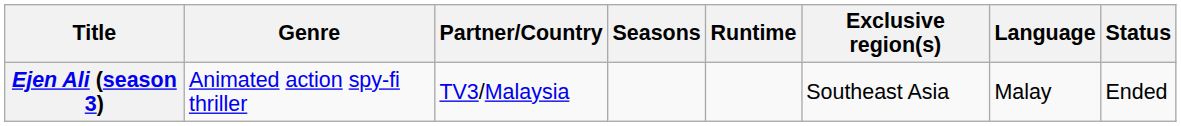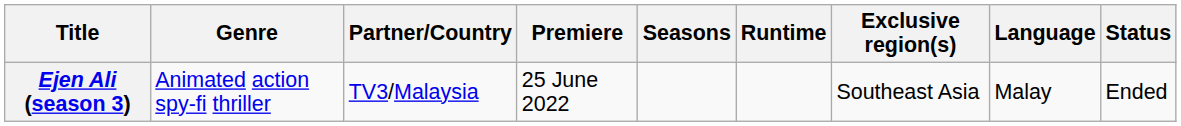+ column: (577, 33)
